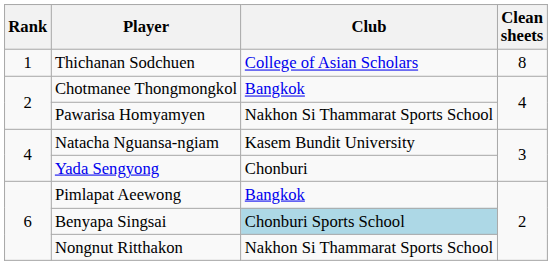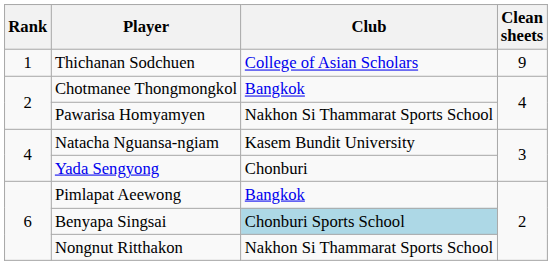(522, 62) 8 -> (522, 62) 9
